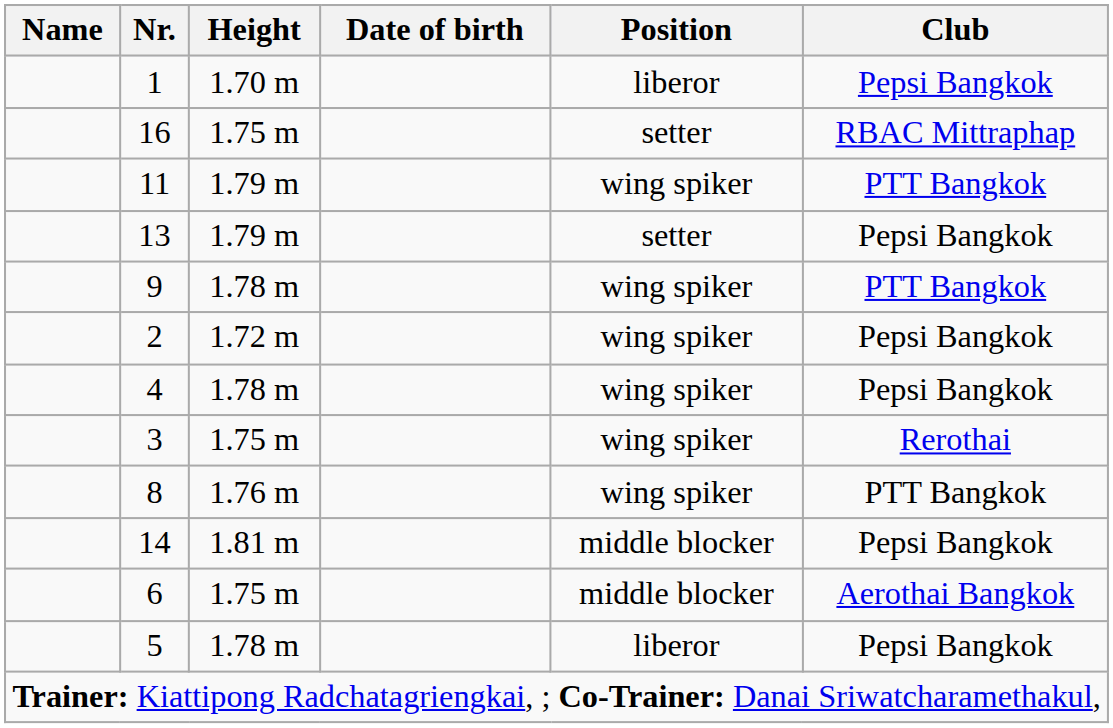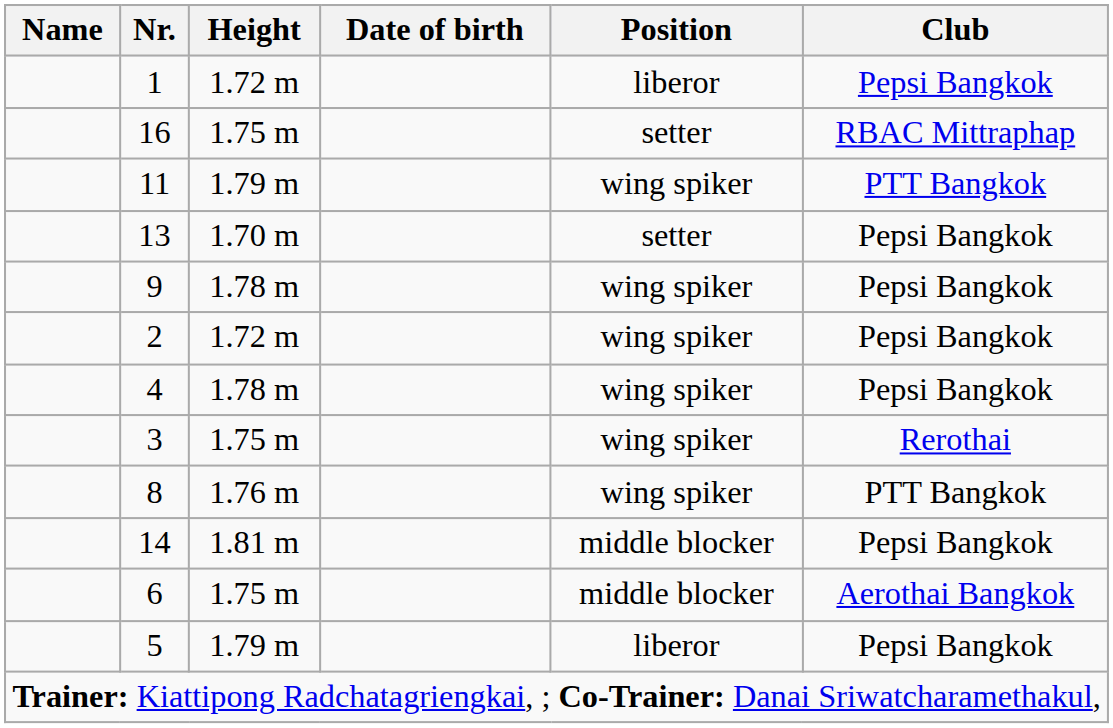(254, 81) 1.70 m -> (254, 81) 1.72 m
(254, 235) 1.79 m -> (254, 235) 1.70 m
(955, 286) PTT Bangkok -> (955, 286) Pepsi Bangkok
(254, 645) 1.78 m -> (254, 645) 1.79 m
